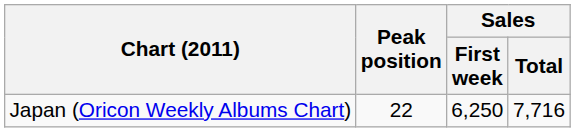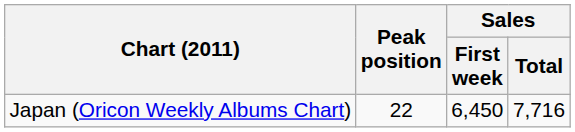(477, 110) 6,250 -> (477, 110) 6,450
